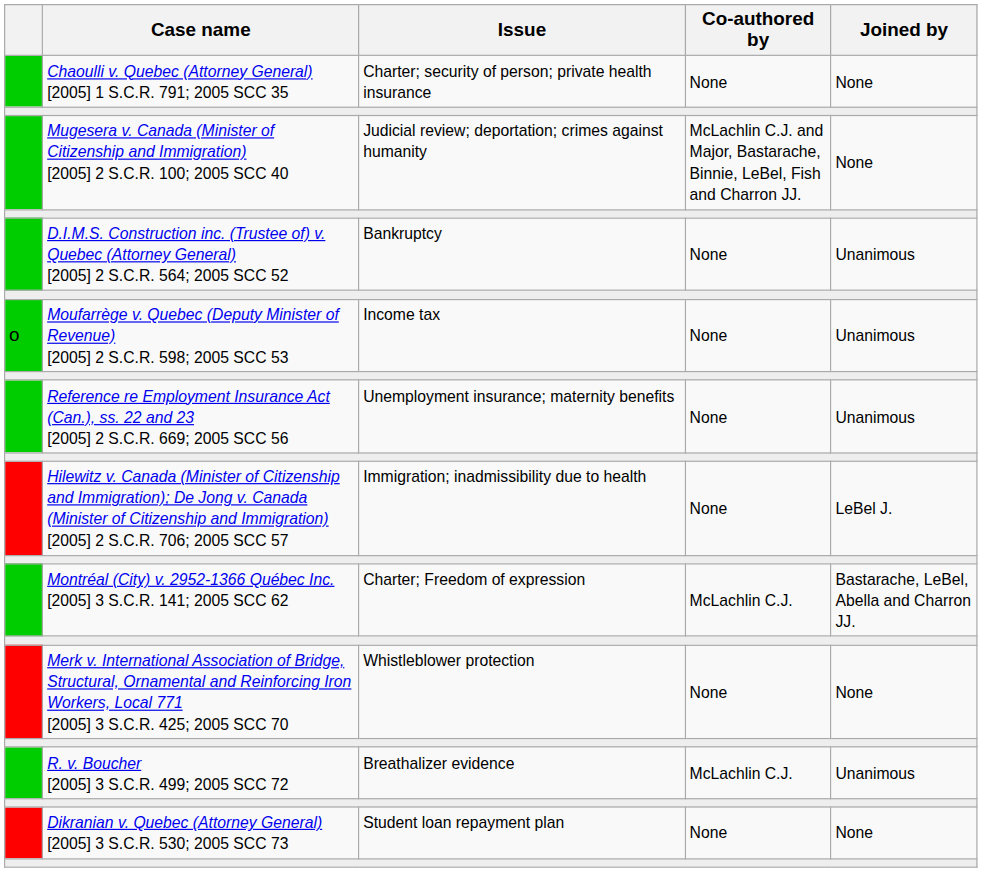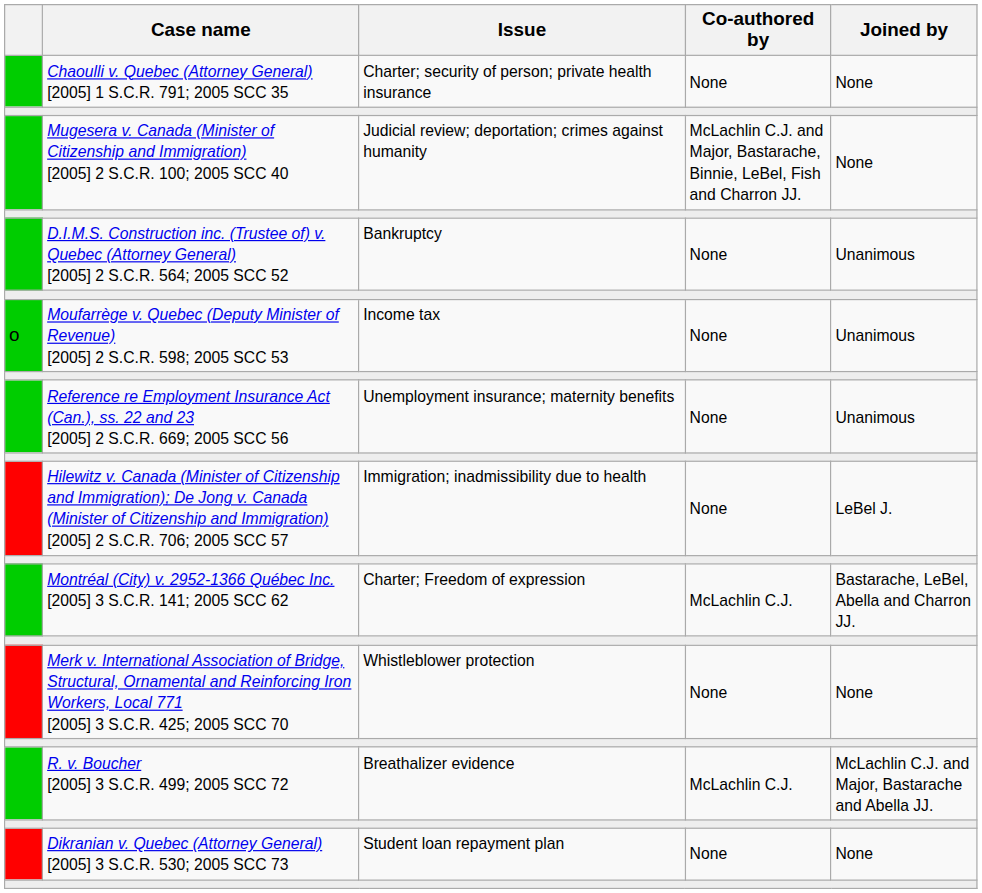(875, 773) Unanimous -> (902, 784) McLachlin C.J. and Major, Bastarache and Abella JJ.
